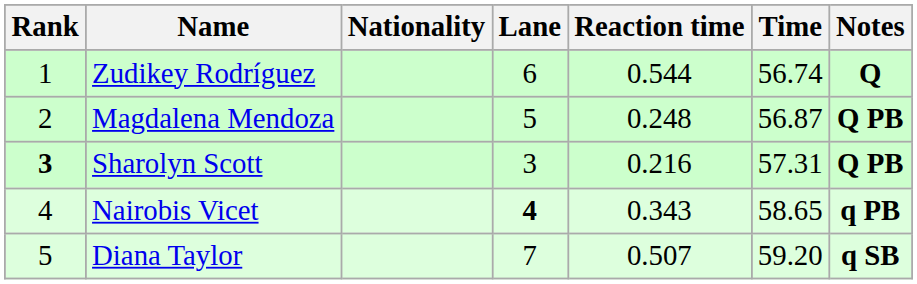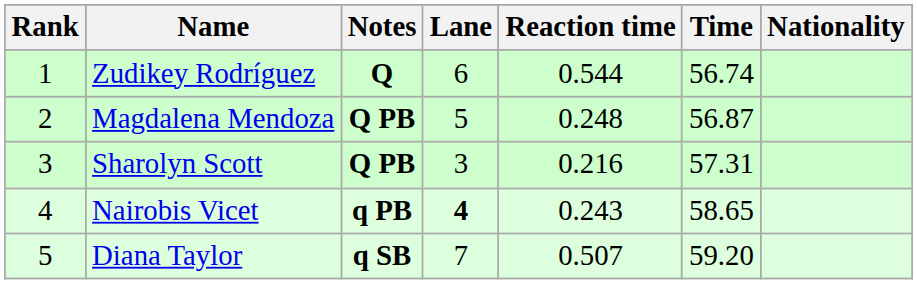columns swapped: (416, 27) <-> (870, 27)
(45, 164) bold -> (45, 164) normal
(659, 210) 0.343 -> (591, 210) 0.243
